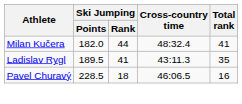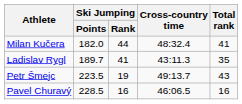(91, 60) 189.5 -> (91, 60) 189.7
+ row: (31, 75)
(123, 75) 18 -> (123, 91) 16
